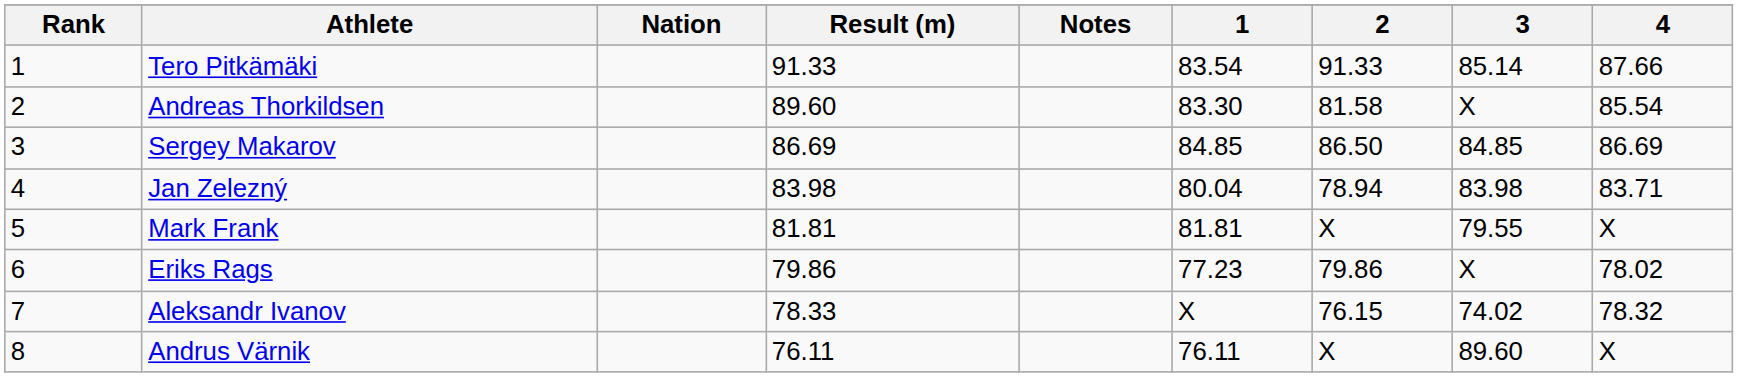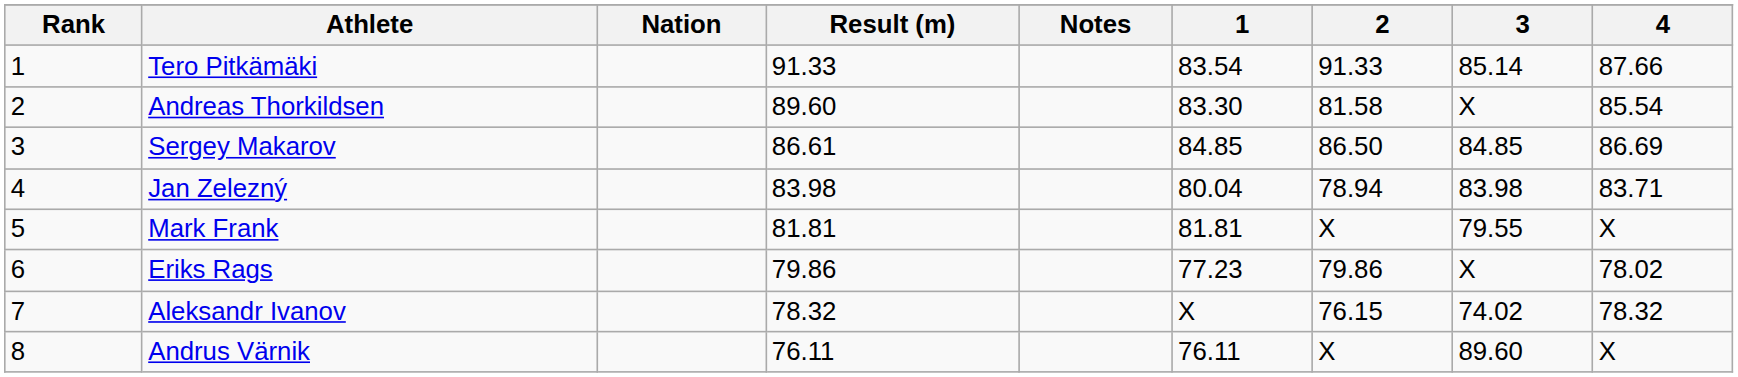(804, 147) 86.69 -> (804, 147) 86.61
(804, 310) 78.33 -> (804, 310) 78.32
